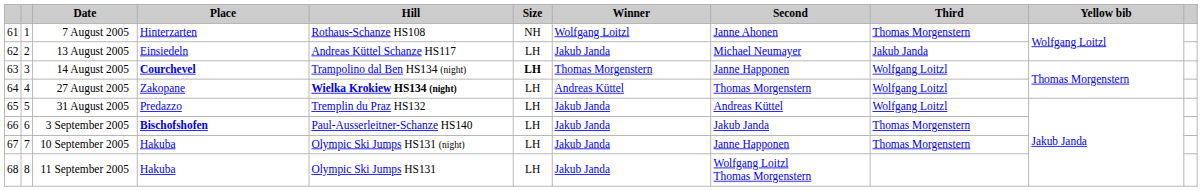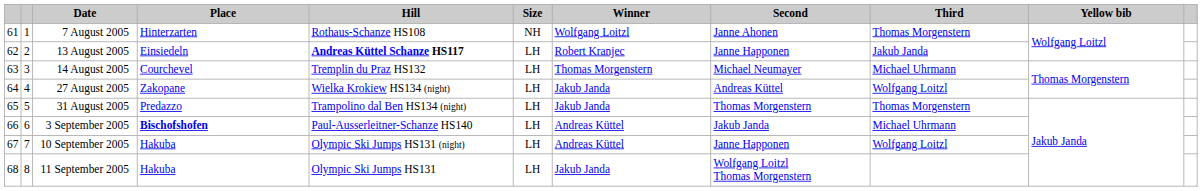(384, 50) normal -> (388, 50) bold
(582, 50) Jakub Janda -> (590, 50) Robert Kranjec
(757, 50) Michael Neumayer -> (751, 50) Janne Happonen
(168, 69) bold -> (166, 69) normal
(389, 69) Trampolino dal Ben HS134 (night) -> (368, 69) Tremplin du Praz HS132
(533, 69) bold -> (533, 69) normal
(751, 69) Janne Happonen -> (757, 69) Michael Neumayer
(910, 69) Wolfgang Loitzl -> (914, 69) Michael Uhrmann
(384, 88) bold -> (381, 88) normal
(589, 88) Andreas Küttel -> (582, 88) Jakub Janda
(762, 88) Thomas Morgenstern -> (748, 88) Andreas Küttel
(368, 106) Tremplin du Praz HS132 -> (389, 106) Trampolino dal Ben HS134 (night)
(748, 106) Andreas Küttel -> (762, 106) Thomas Morgenstern
(910, 106) Wolfgang Loitzl -> (921, 106) Thomas Morgenstern
(582, 125) Jakub Janda -> (589, 125) Andreas Küttel
(921, 125) Thomas Morgenstern -> (914, 125) Michael Uhrmann
(582, 144) Jakub Janda -> (589, 144) Andreas Küttel
(921, 144) Thomas Morgenstern -> (910, 144) Wolfgang Loitzl
